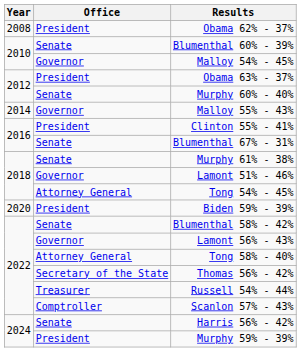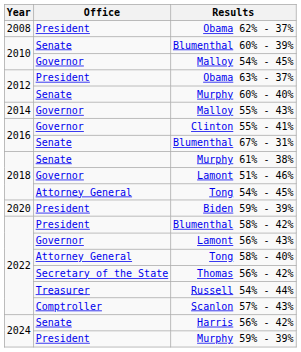(63, 127) President -> (60, 127) Governor
(54, 225) Senate -> (63, 225) President
